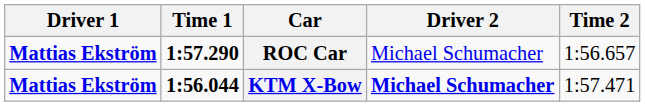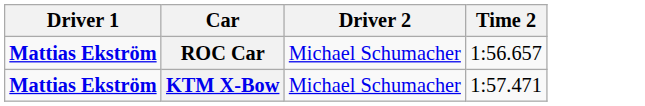- column: (202, 20)
(463, 85) bold -> (375, 85) normal
